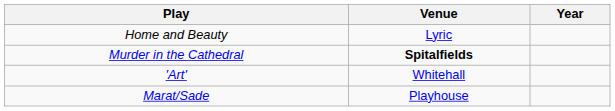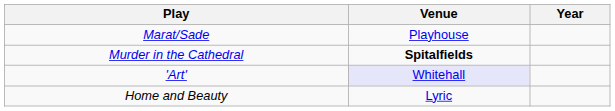rows swapped: (176, 95) <-> (176, 34)
(439, 75) no background -> (439, 75) lavender background
